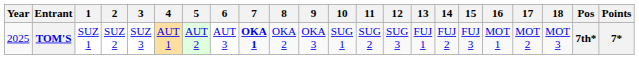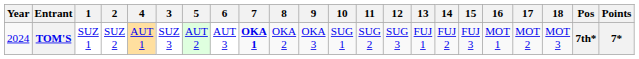columns swapped: (141, 13) <-> (168, 13)
(18, 38) 2025 -> (18, 38) 2024
